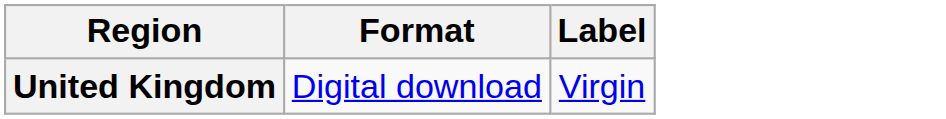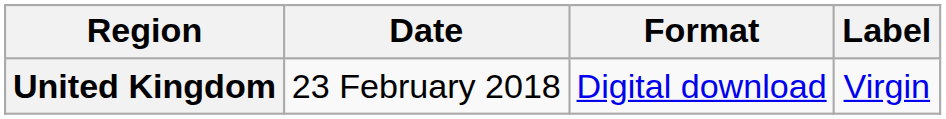+ column: (426, 31)
